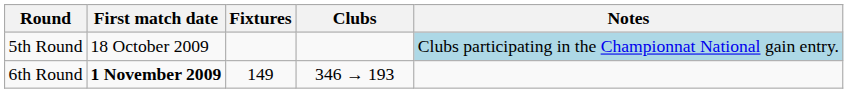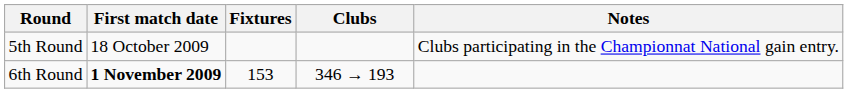(628, 46) lightblue background -> (628, 46) no background
(260, 74) 149 -> (260, 74) 153
